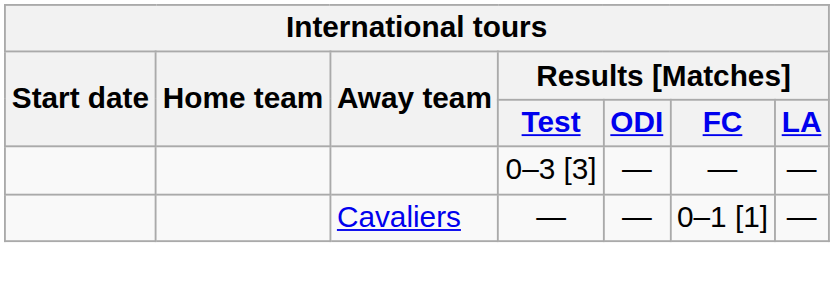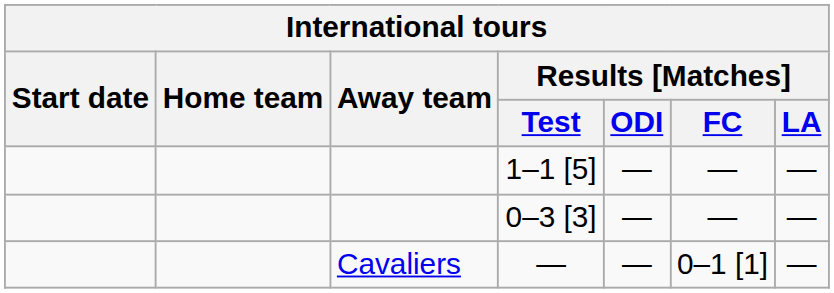+ row: (551, 169)
